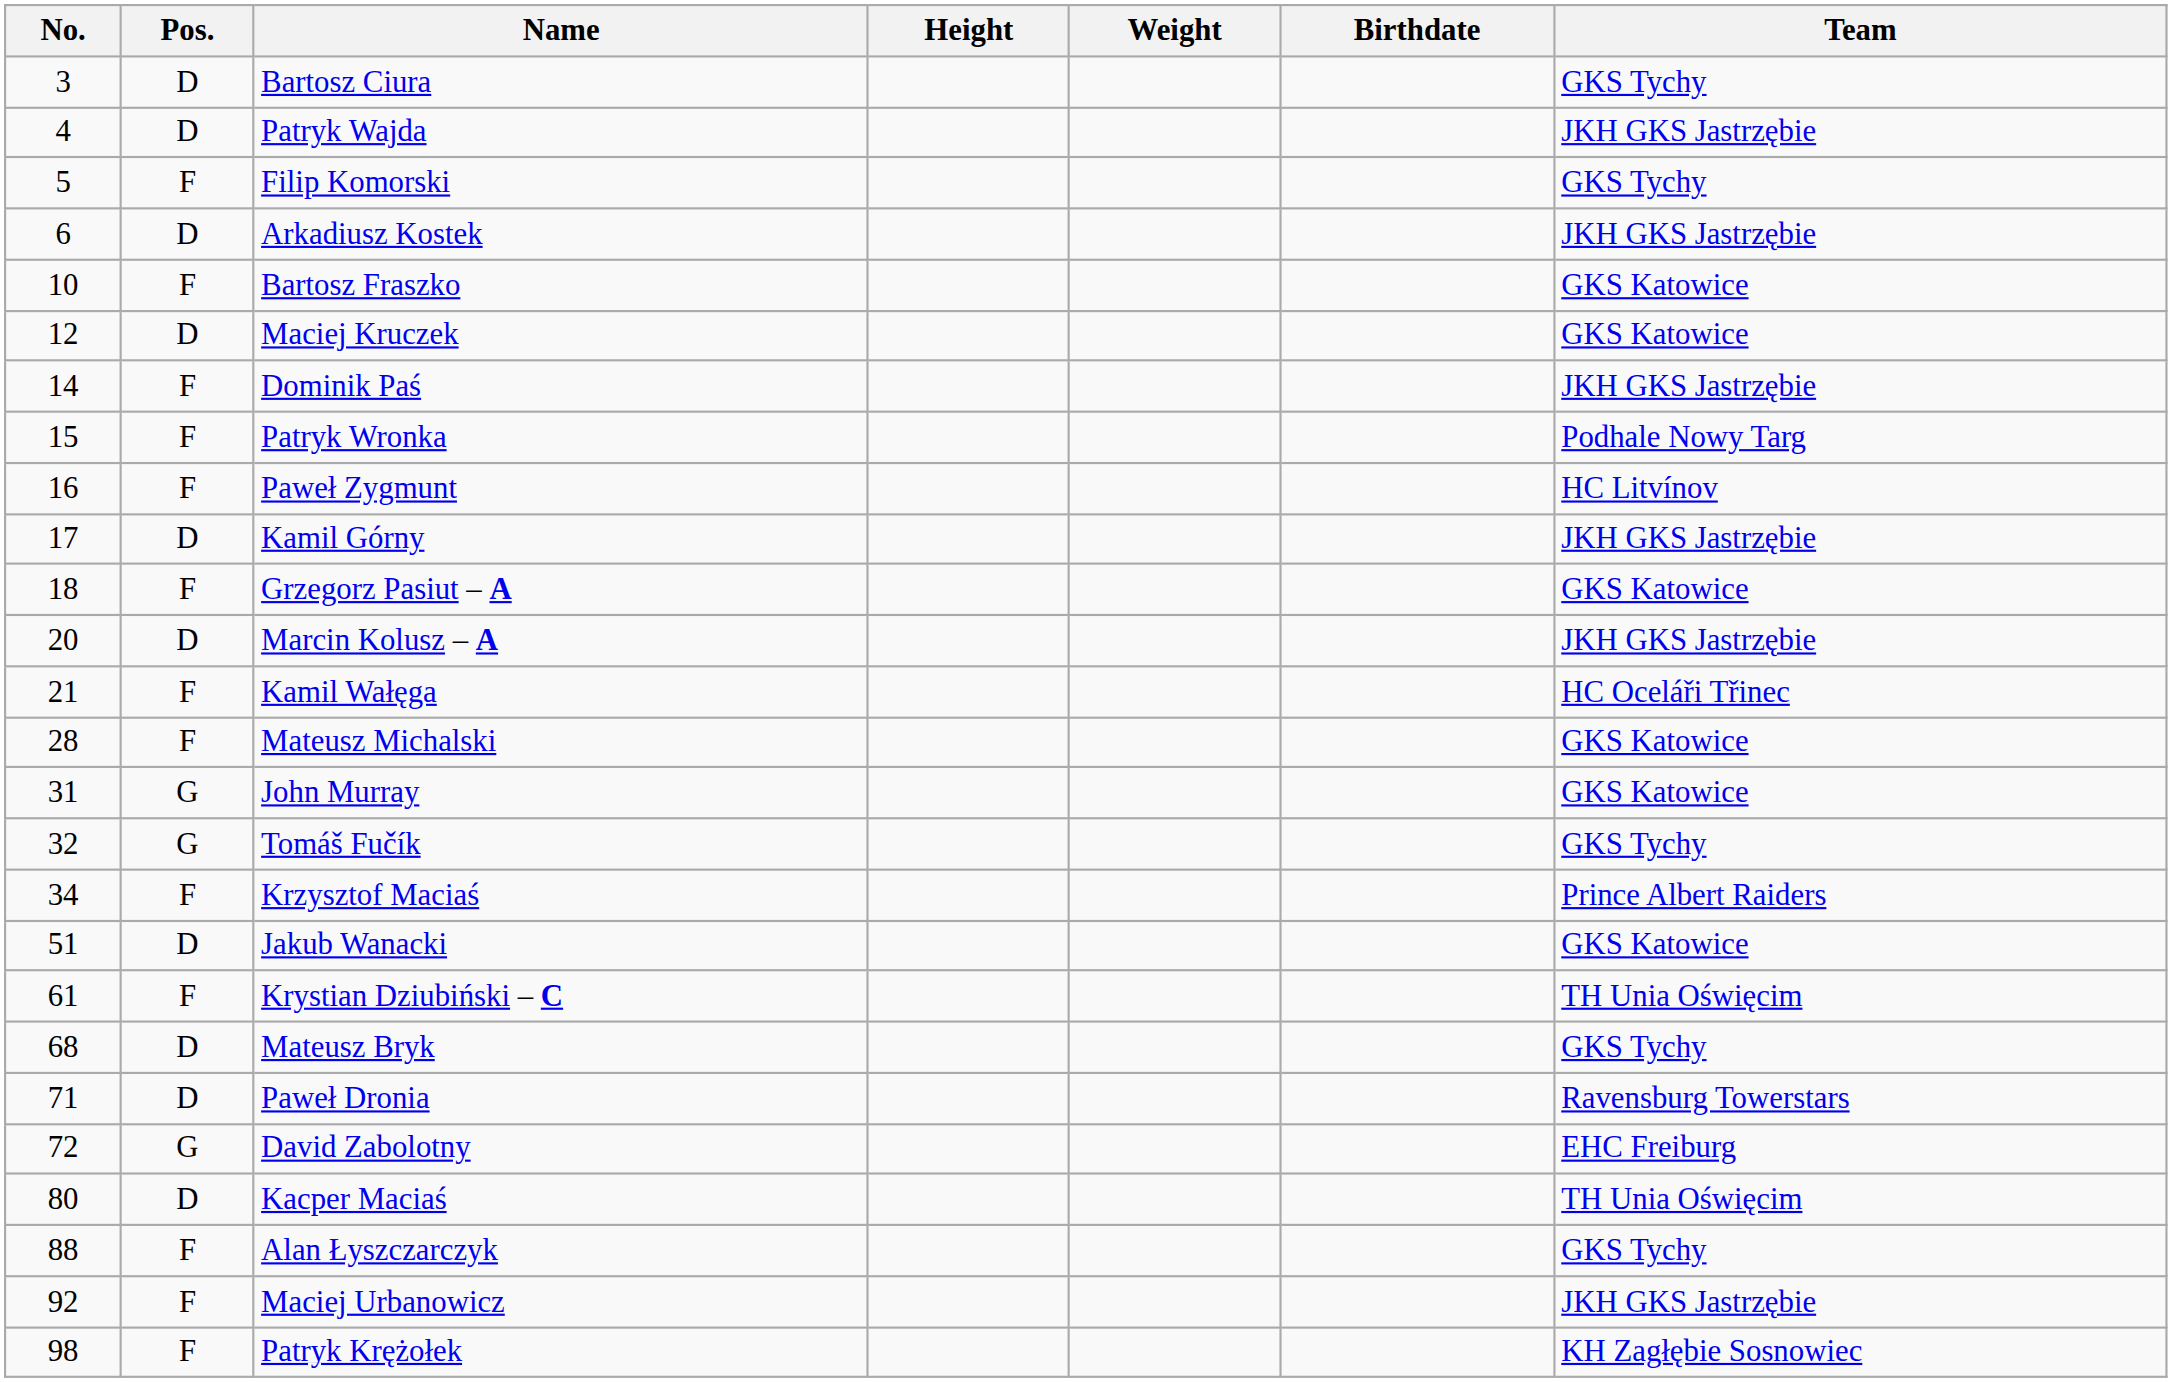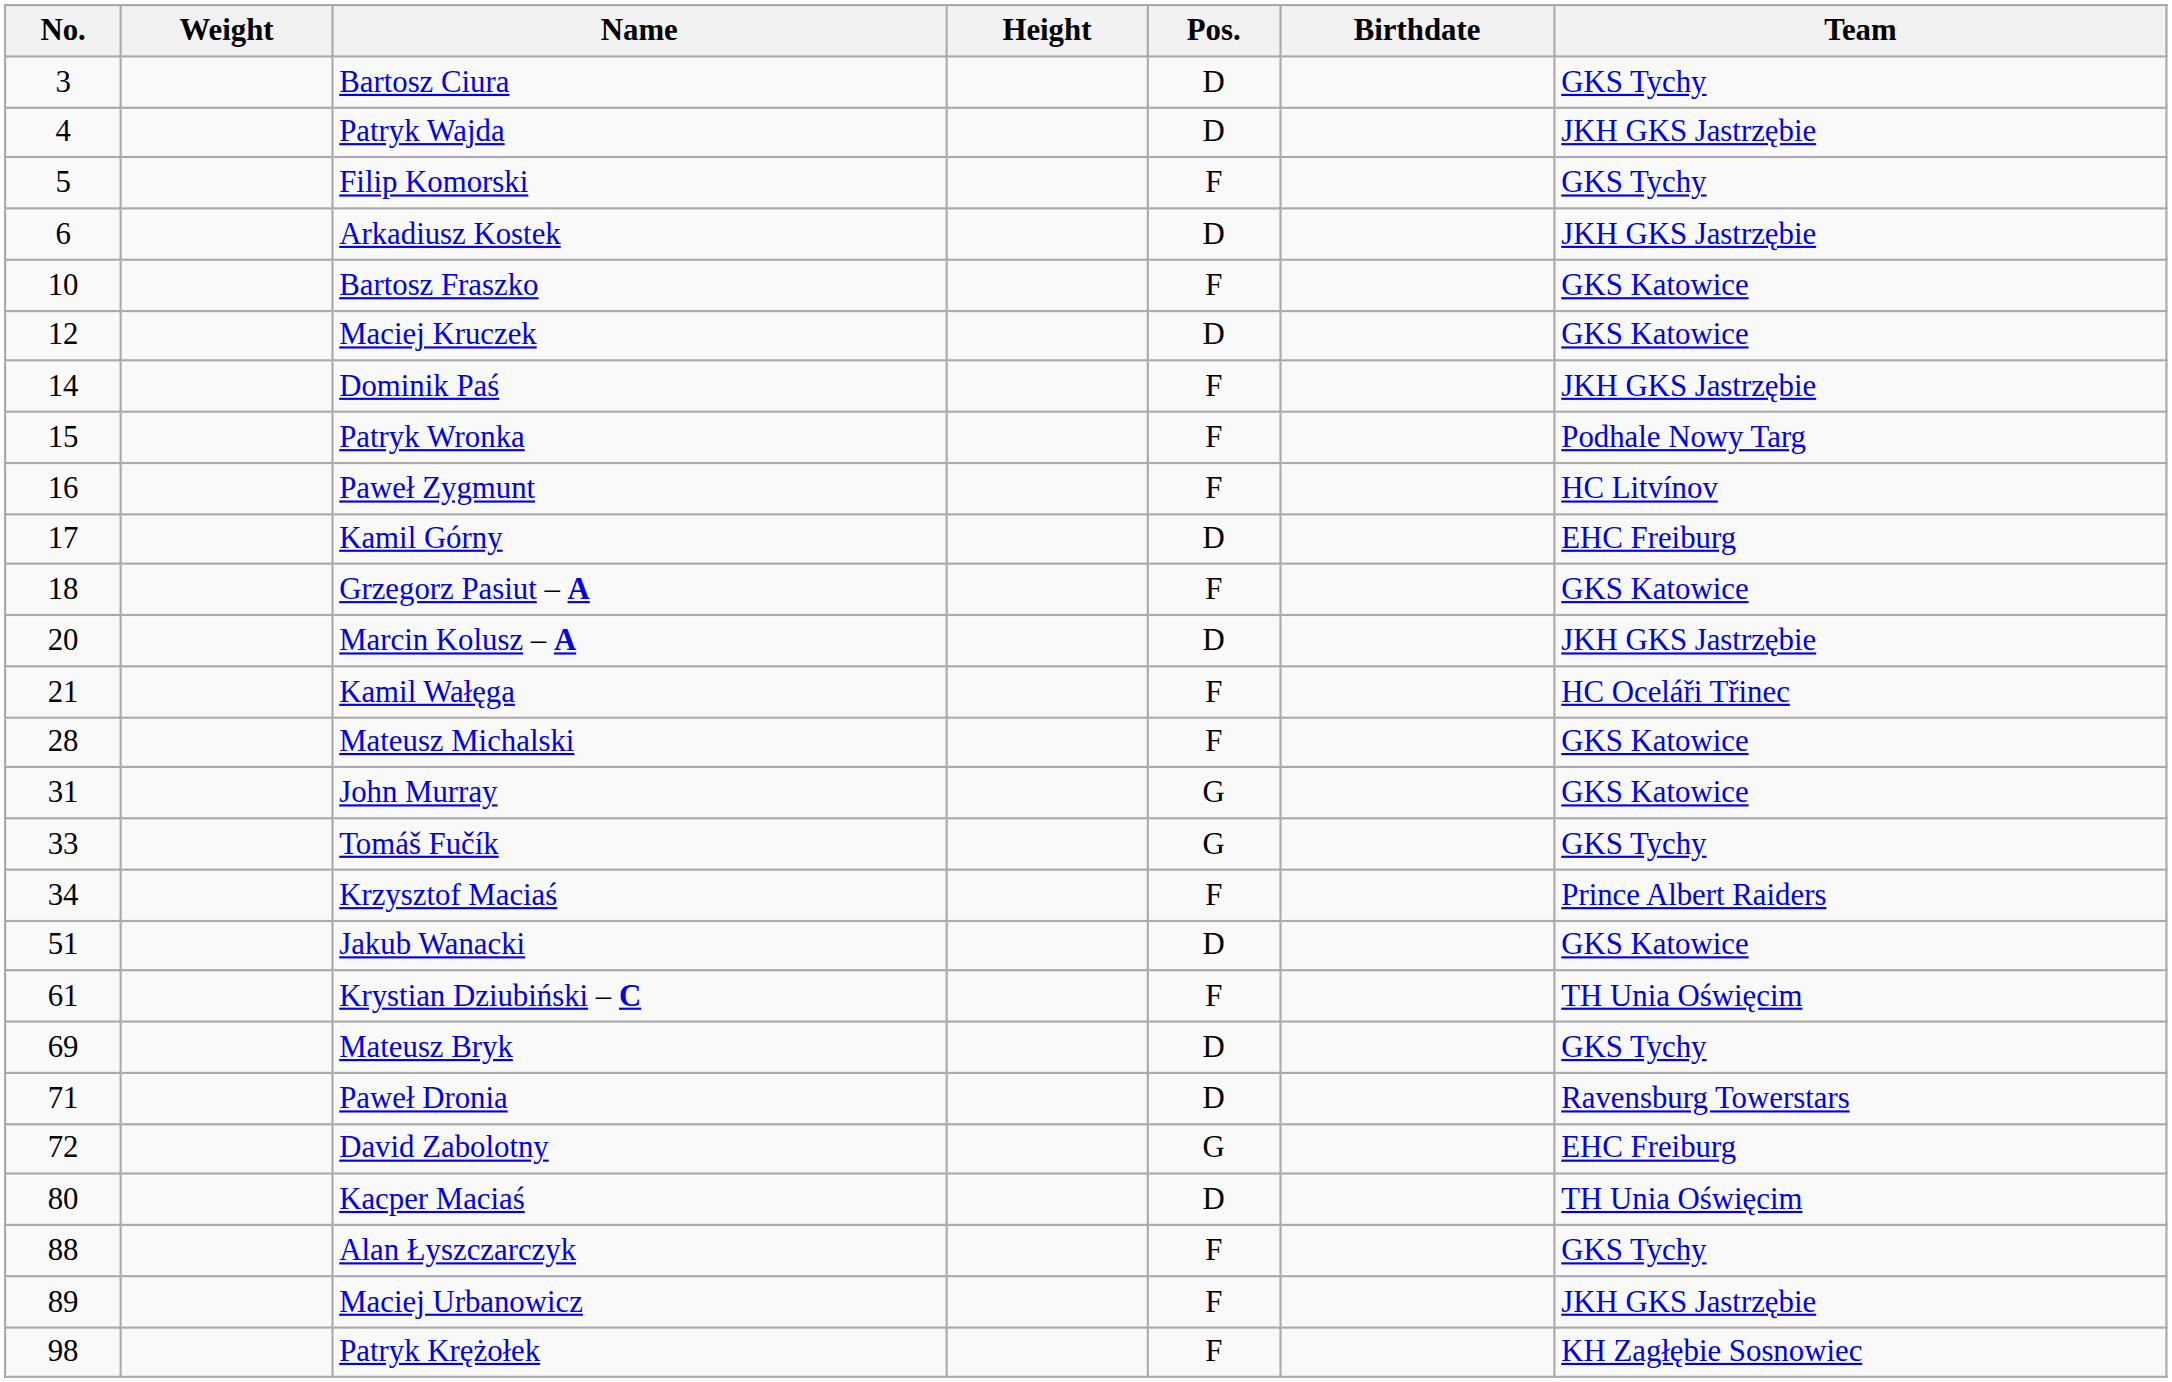columns swapped: (188, 30) <-> (1175, 30)
(1689, 538) JKH GKS Jastrzębie -> (1649, 538) EHC Freiburg
(63, 843) 32 -> (63, 843) 33
(63, 1046) 68 -> (63, 1046) 69
(63, 1300) 92 -> (63, 1300) 89
